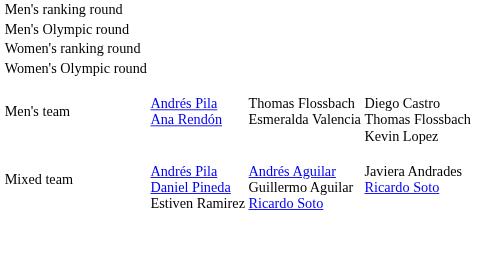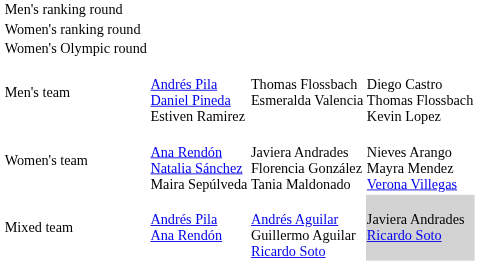- row: (67, 29)
(186, 112) Andrés Pila Ana Rendón -> (198, 100) Andrés Pila Daniel Pineda Estiven Ramirez
+ row: (46, 160)
(198, 187) Andrés Pila Daniel Pineda Estiven Ramirez -> (186, 227) Andrés Pila Ana Rendón
(413, 179) no background -> (416, 227) lightgrey background
